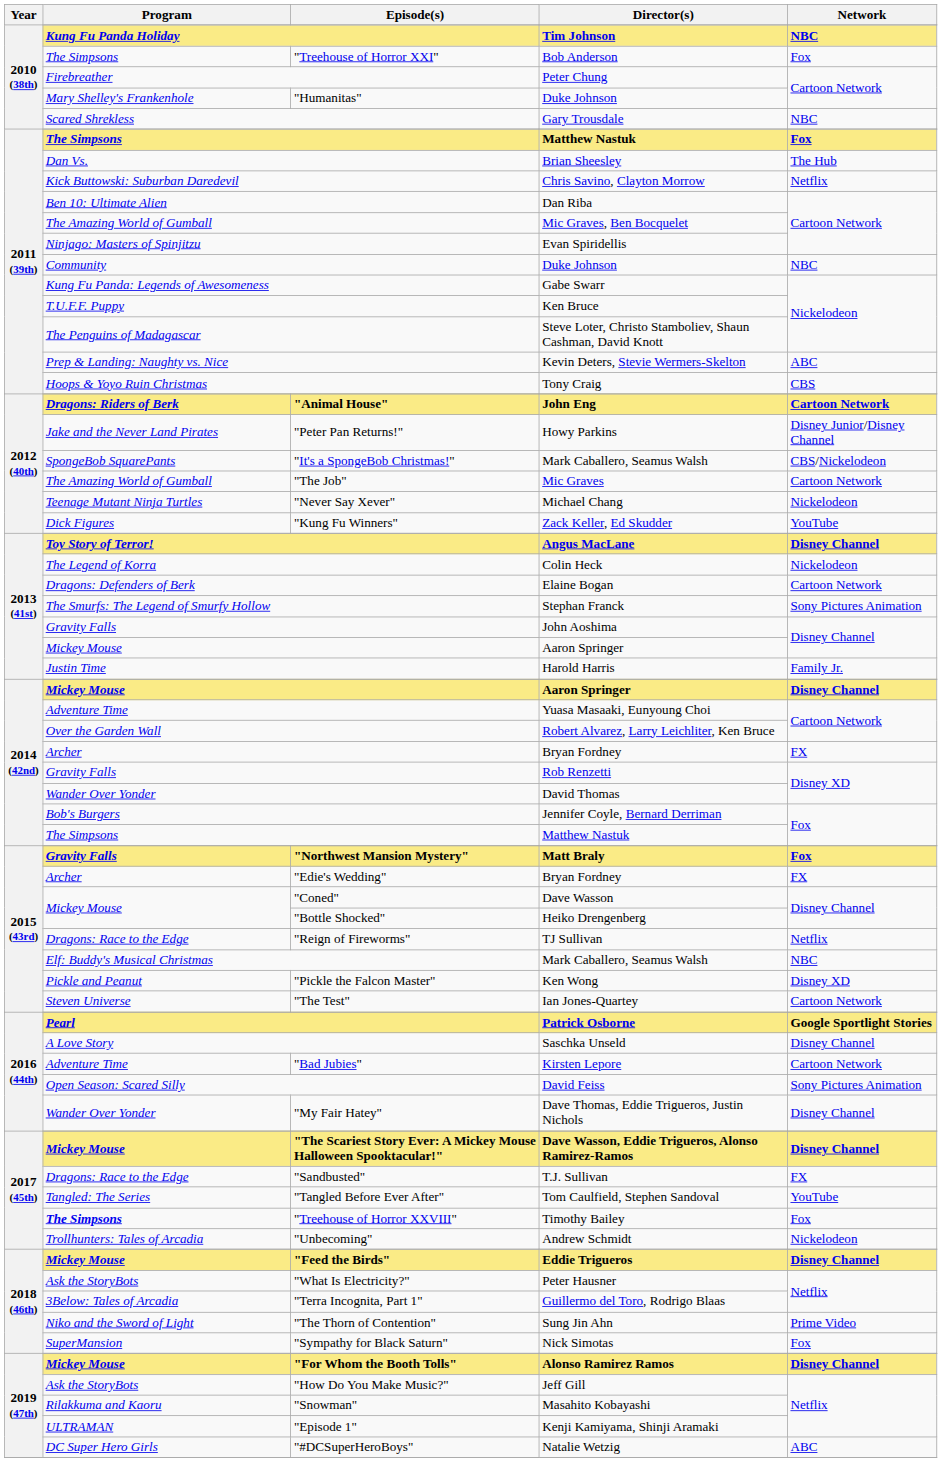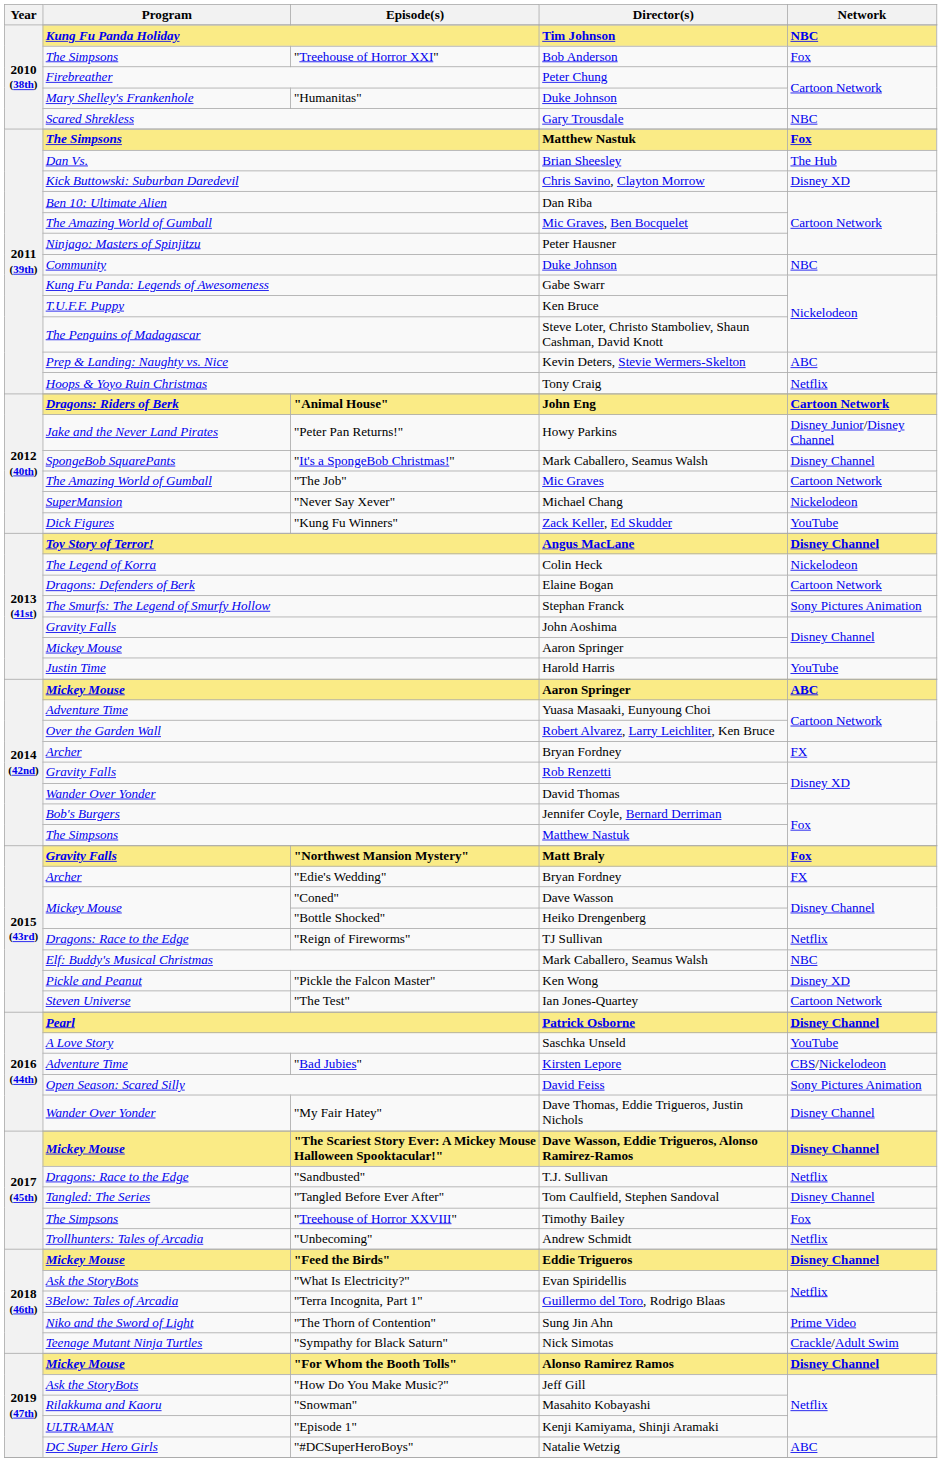(809, 181) Netflix -> (820, 181) Disney XD
(584, 243) Evan Spiridellis -> (579, 243) Peter Hausner
(803, 383) CBS -> (809, 383) Netflix
(838, 460) CBS/Nickelodeon -> (833, 460) Disney Channel
(124, 502) Teenage Mutant Ninja Turtles -> (84, 502) SuperMansion
(817, 668) Family Jr. -> (814, 668) YouTube
(835, 689) Disney Channel -> (804, 689) ABC
(861, 1022) Google Sportlight Stories -> (835, 1022) Disney Channel
(833, 1043) Disney Channel -> (814, 1043) YouTube
(836, 1063) Cartoon Network -> (838, 1063) CBS/Nickelodeon
(799, 1176) FX -> (809, 1176) Netflix
(814, 1197) YouTube -> (833, 1197) Disney Channel
(84, 1218) bold -> (82, 1218) normal
(824, 1239) Nickelodeon -> (809, 1239) Netflix
(579, 1280) Peter Hausner -> (584, 1280) Evan Spiridellis
(84, 1343) SuperMansion -> (124, 1343) Teenage Mutant Ninja Turtles
(801, 1343) Fox -> (845, 1343) Crackle/Adult Swim
